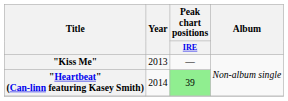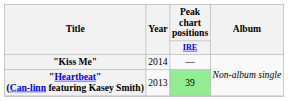(158, 62) 2013 -> (158, 62) 2014
(158, 83) 2014 -> (158, 83) 2013
